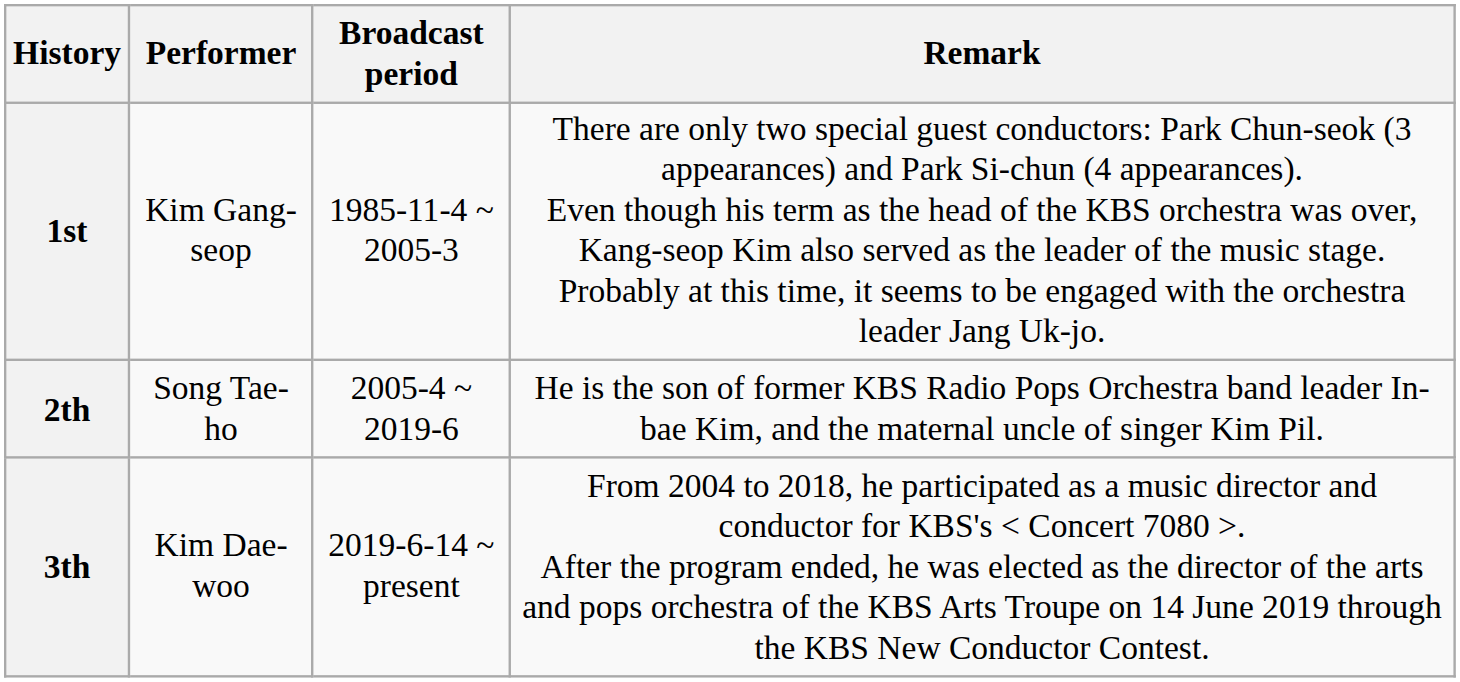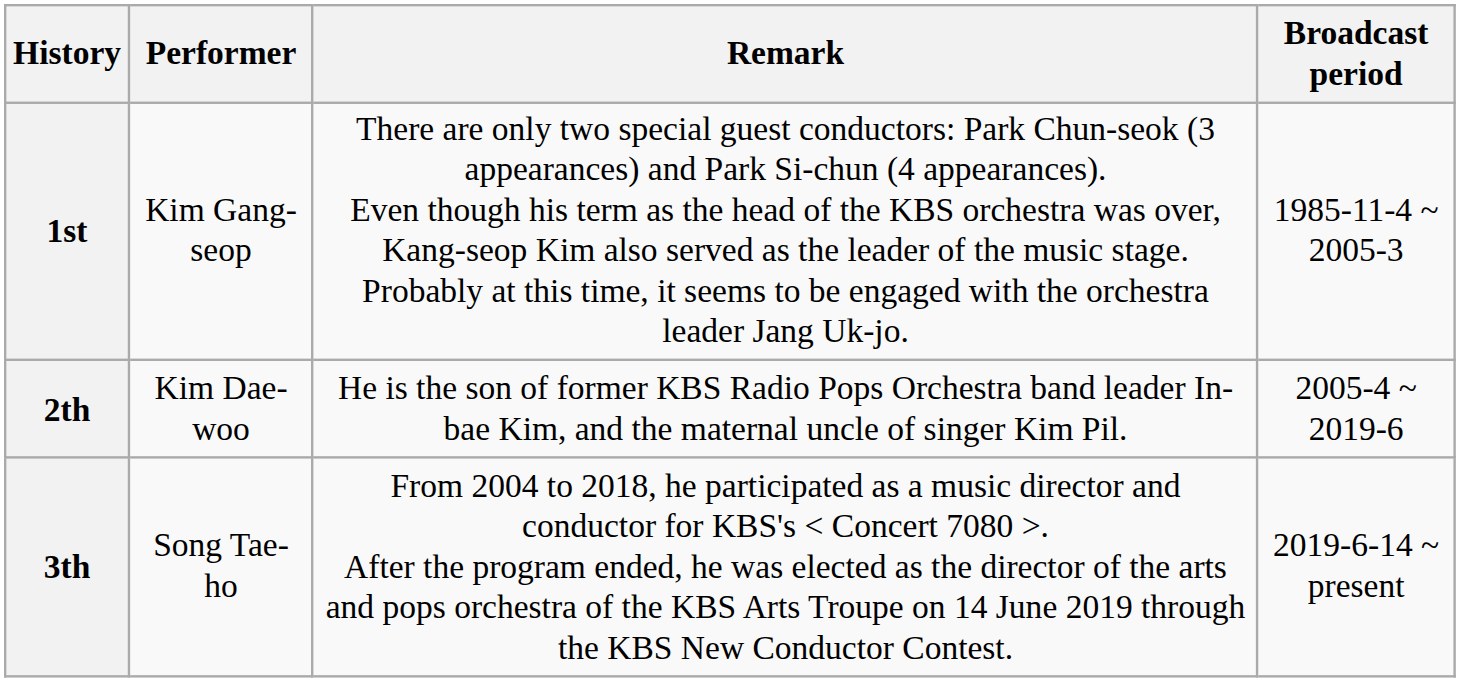columns swapped: (411, 52) <-> (982, 52)
(221, 408) Song Tae-ho -> (221, 408) Kim Dae-woo
(221, 565) Kim Dae-woo -> (221, 565) Song Tae-ho
